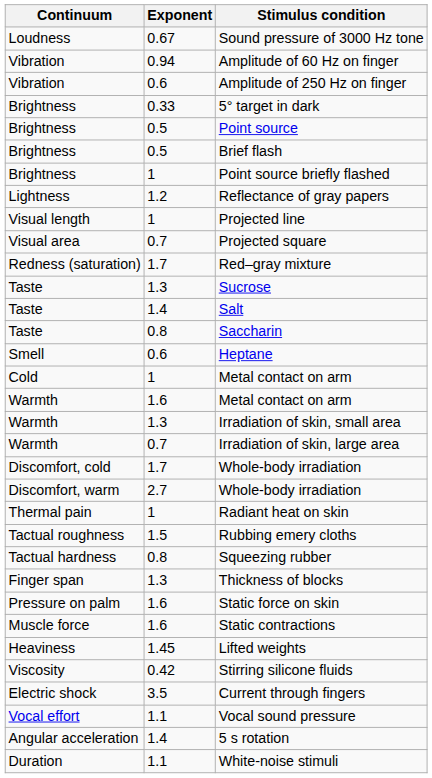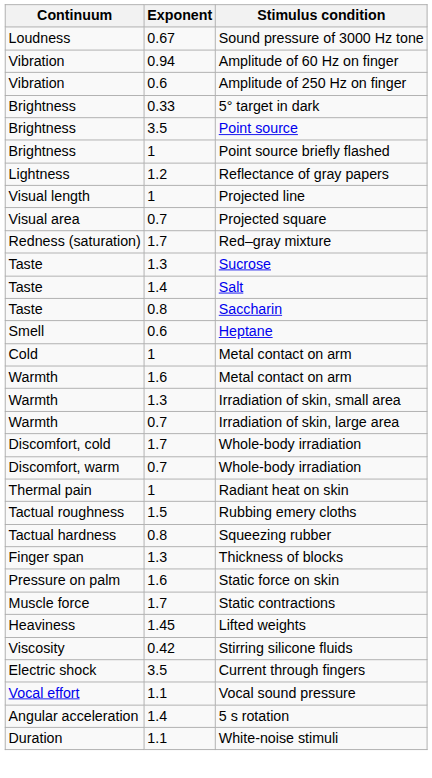(157, 128) 0.5 -> (157, 128) 3.5
- row: (42, 151)
(157, 490) 2.7 -> (157, 467) 0.7
(157, 625) 1.6 -> (157, 603) 1.7
